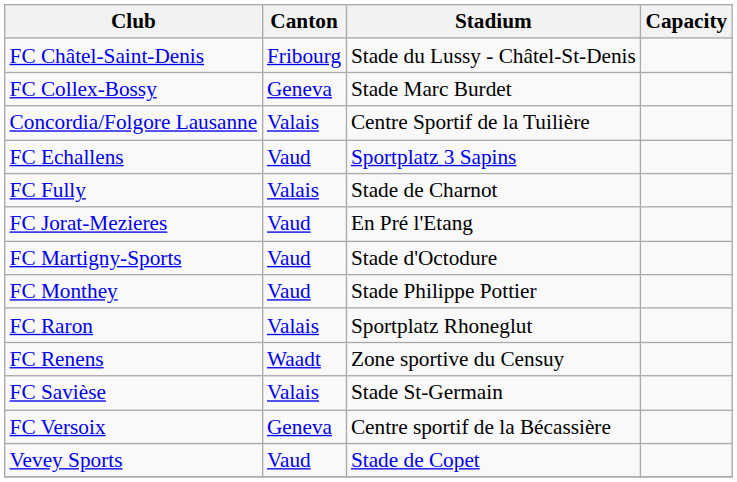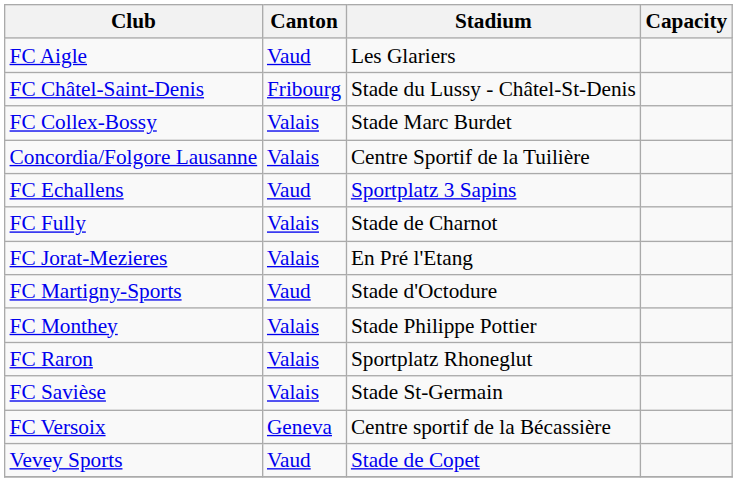+ row: (48, 55)
(299, 88) Geneva -> (293, 122) Valais
(289, 223) Vaud -> (293, 257) Valais
(289, 291) Vaud -> (293, 325) Valais
- row: (57, 358)
